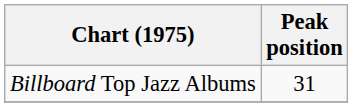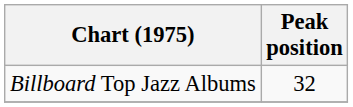(305, 83) 31 -> (305, 83) 32
